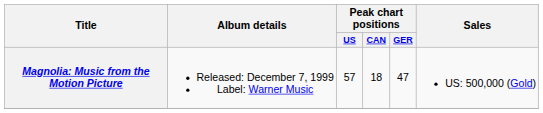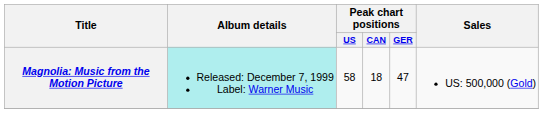(252, 84) no background -> (252, 84) paleturquoise background
(350, 78) 57 -> (350, 78) 58
